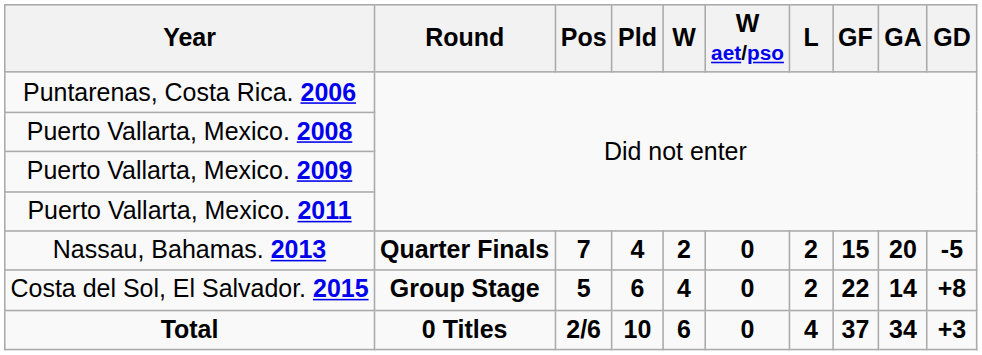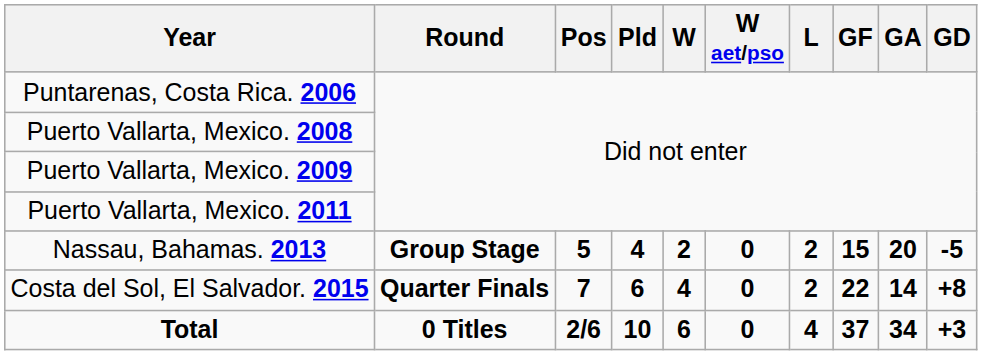(465, 250) Quarter Finals -> (465, 250) Group Stage
(584, 250) 7 -> (584, 250) 5
(465, 289) Group Stage -> (465, 289) Quarter Finals
(584, 289) 5 -> (584, 289) 7
